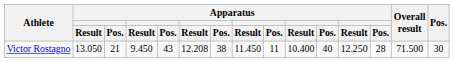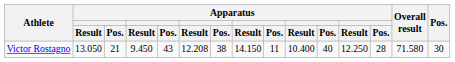(248, 49) 11.450 -> (248, 49) 14.150
(410, 49) 71.500 -> (410, 49) 71.580
